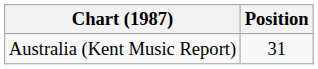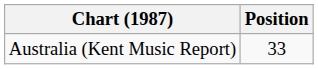(277, 48) 31 -> (277, 48) 33
